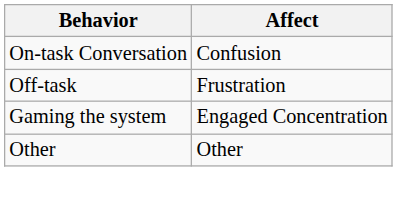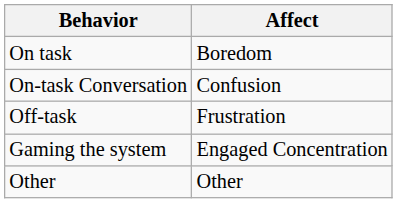+ row: (41, 52)
